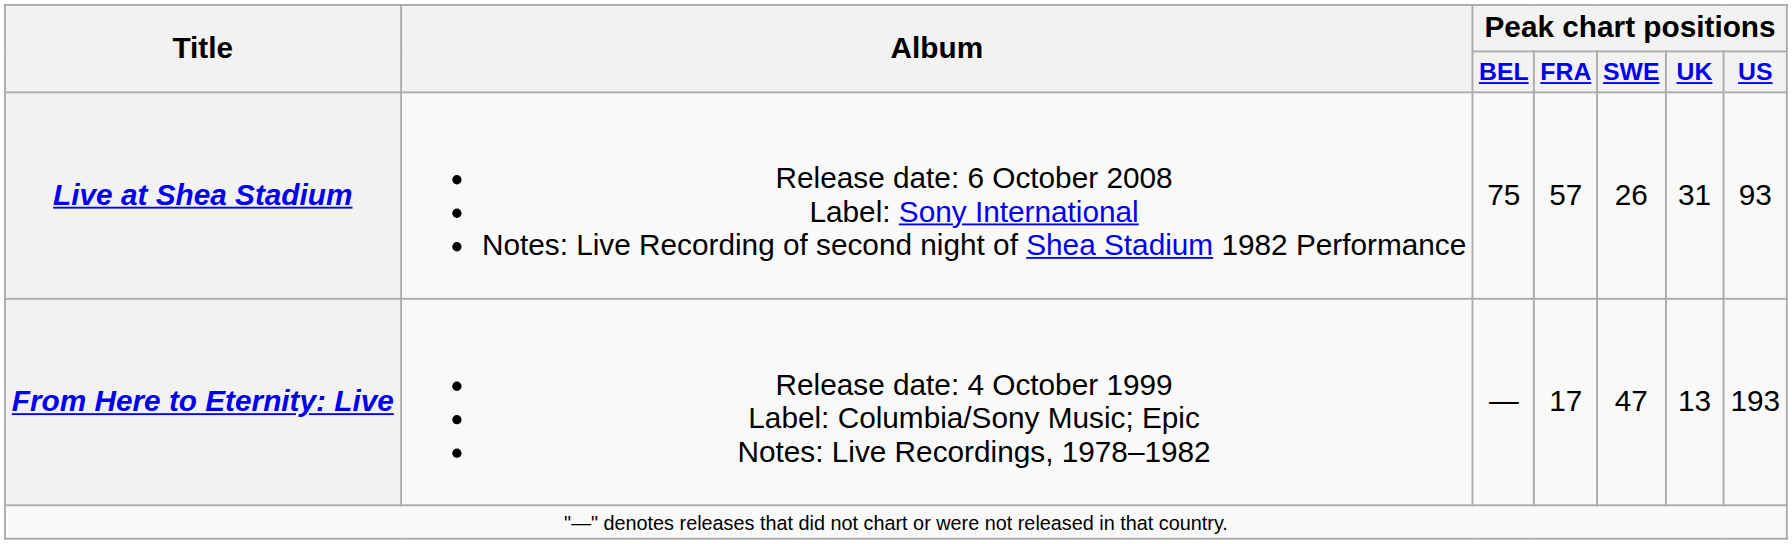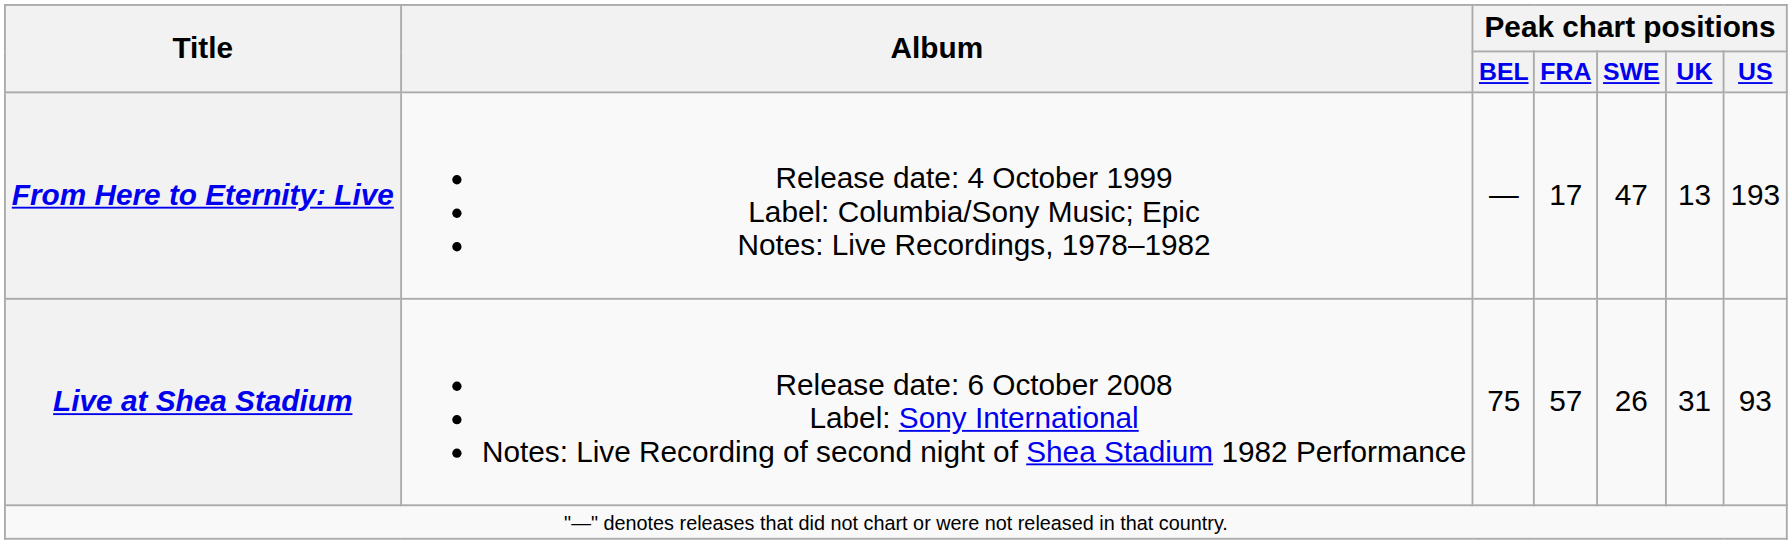rows swapped: (203, 402) <-> (203, 194)
